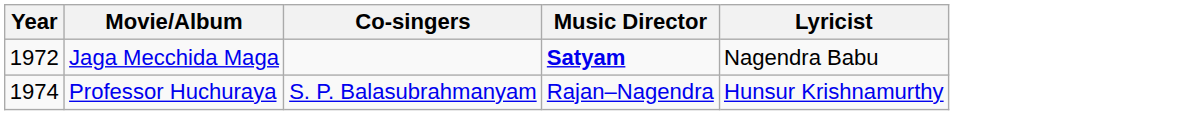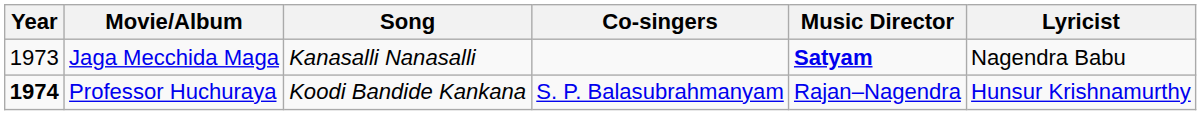+ column: (408, 22)
(34, 57) 1972 -> (34, 57) 1973
(34, 92) normal -> (34, 92) bold
